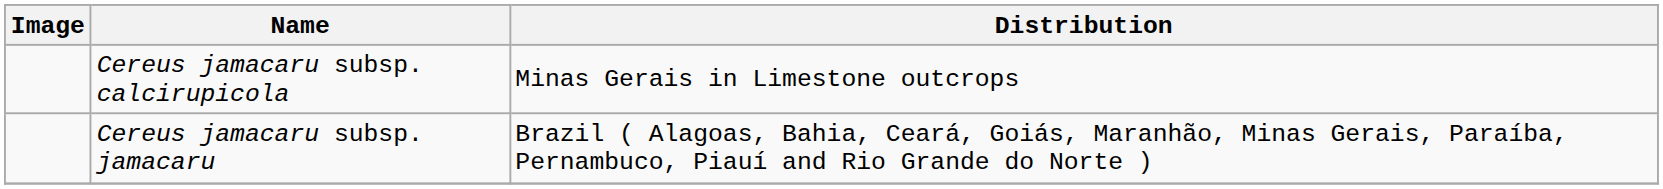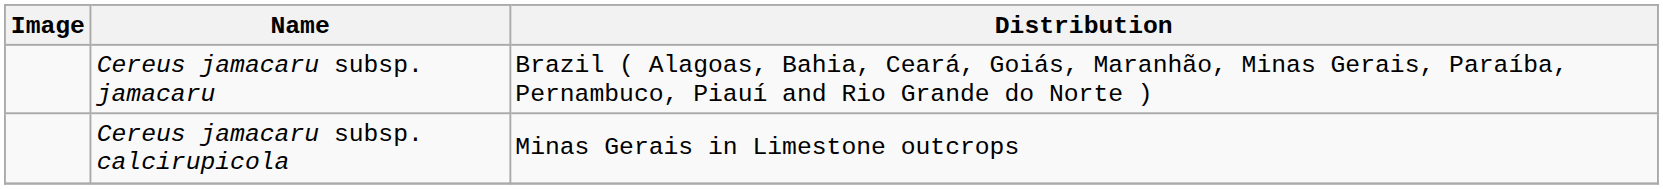rows swapped: (260, 148) <-> (260, 80)
